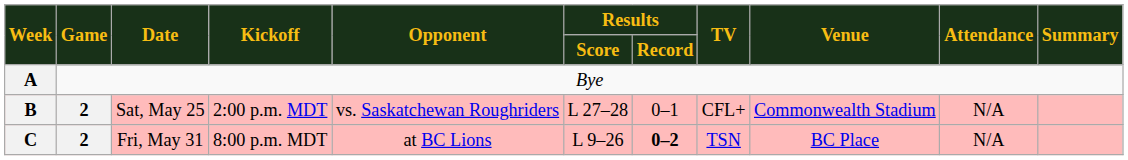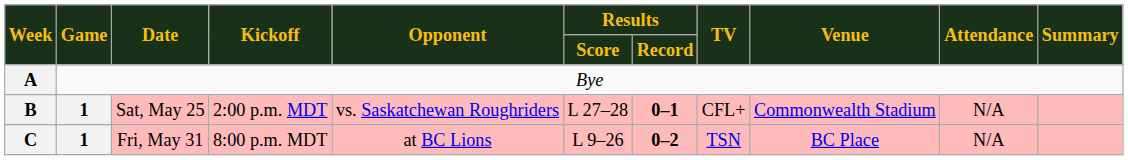(84, 109) 2 -> (84, 109) 1
(665, 109) normal -> (665, 109) bold
(84, 140) 2 -> (84, 140) 1
